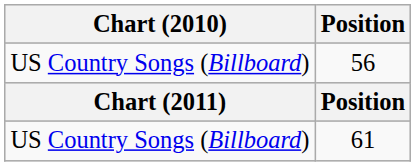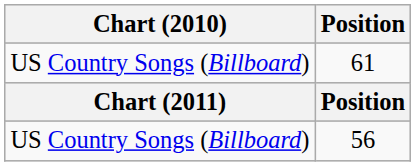rows swapped: (363, 62) <-> (363, 140)
